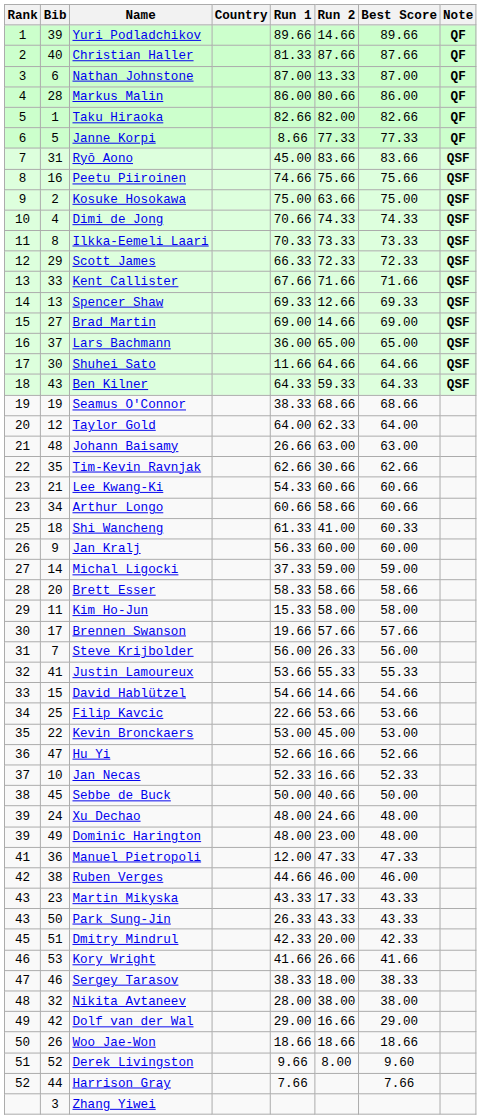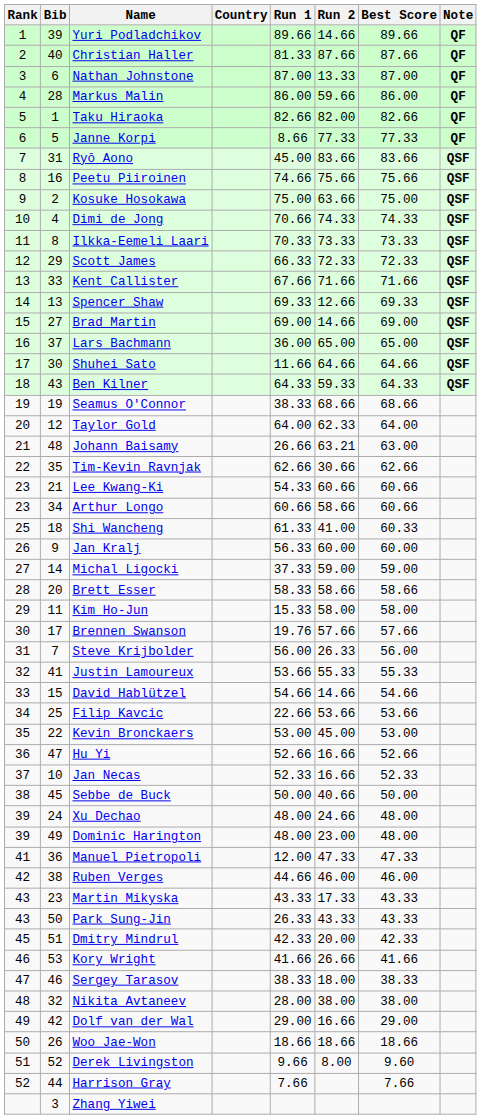(336, 97) 80.66 -> (336, 97) 59.66
(336, 446) 63.00 -> (336, 446) 63.21
(293, 631) 19.66 -> (293, 631) 19.76
